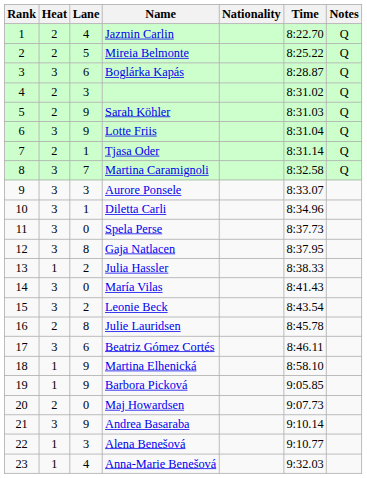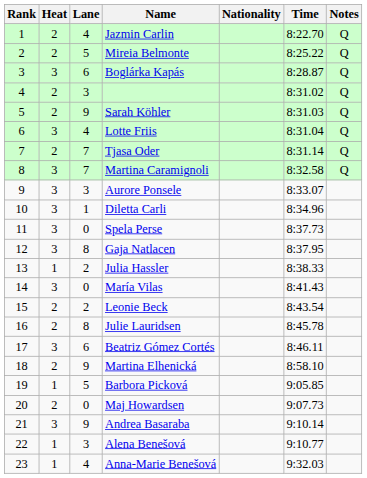(86, 131) 9 -> (86, 131) 4
(86, 151) 1 -> (86, 151) 7
(54, 307) 3 -> (54, 307) 2
(54, 365) 1 -> (54, 365) 2
(86, 385) 9 -> (86, 385) 5
